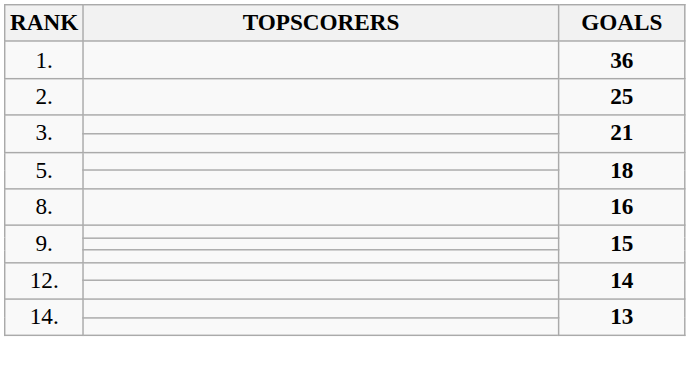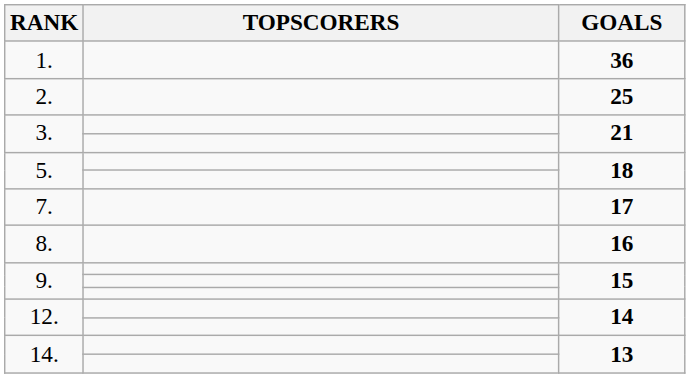+ row: (44, 206)
